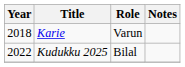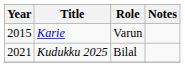(19, 33) 2018 -> (19, 33) 2015
(19, 52) 2022 -> (19, 52) 2021
